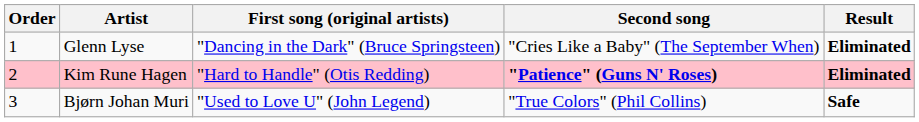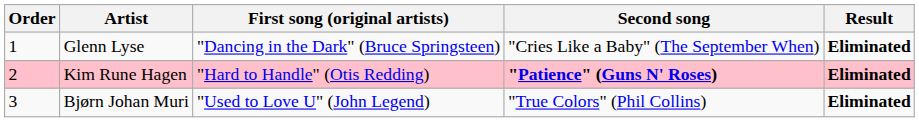(844, 102) Safe -> (869, 102) Eliminated
